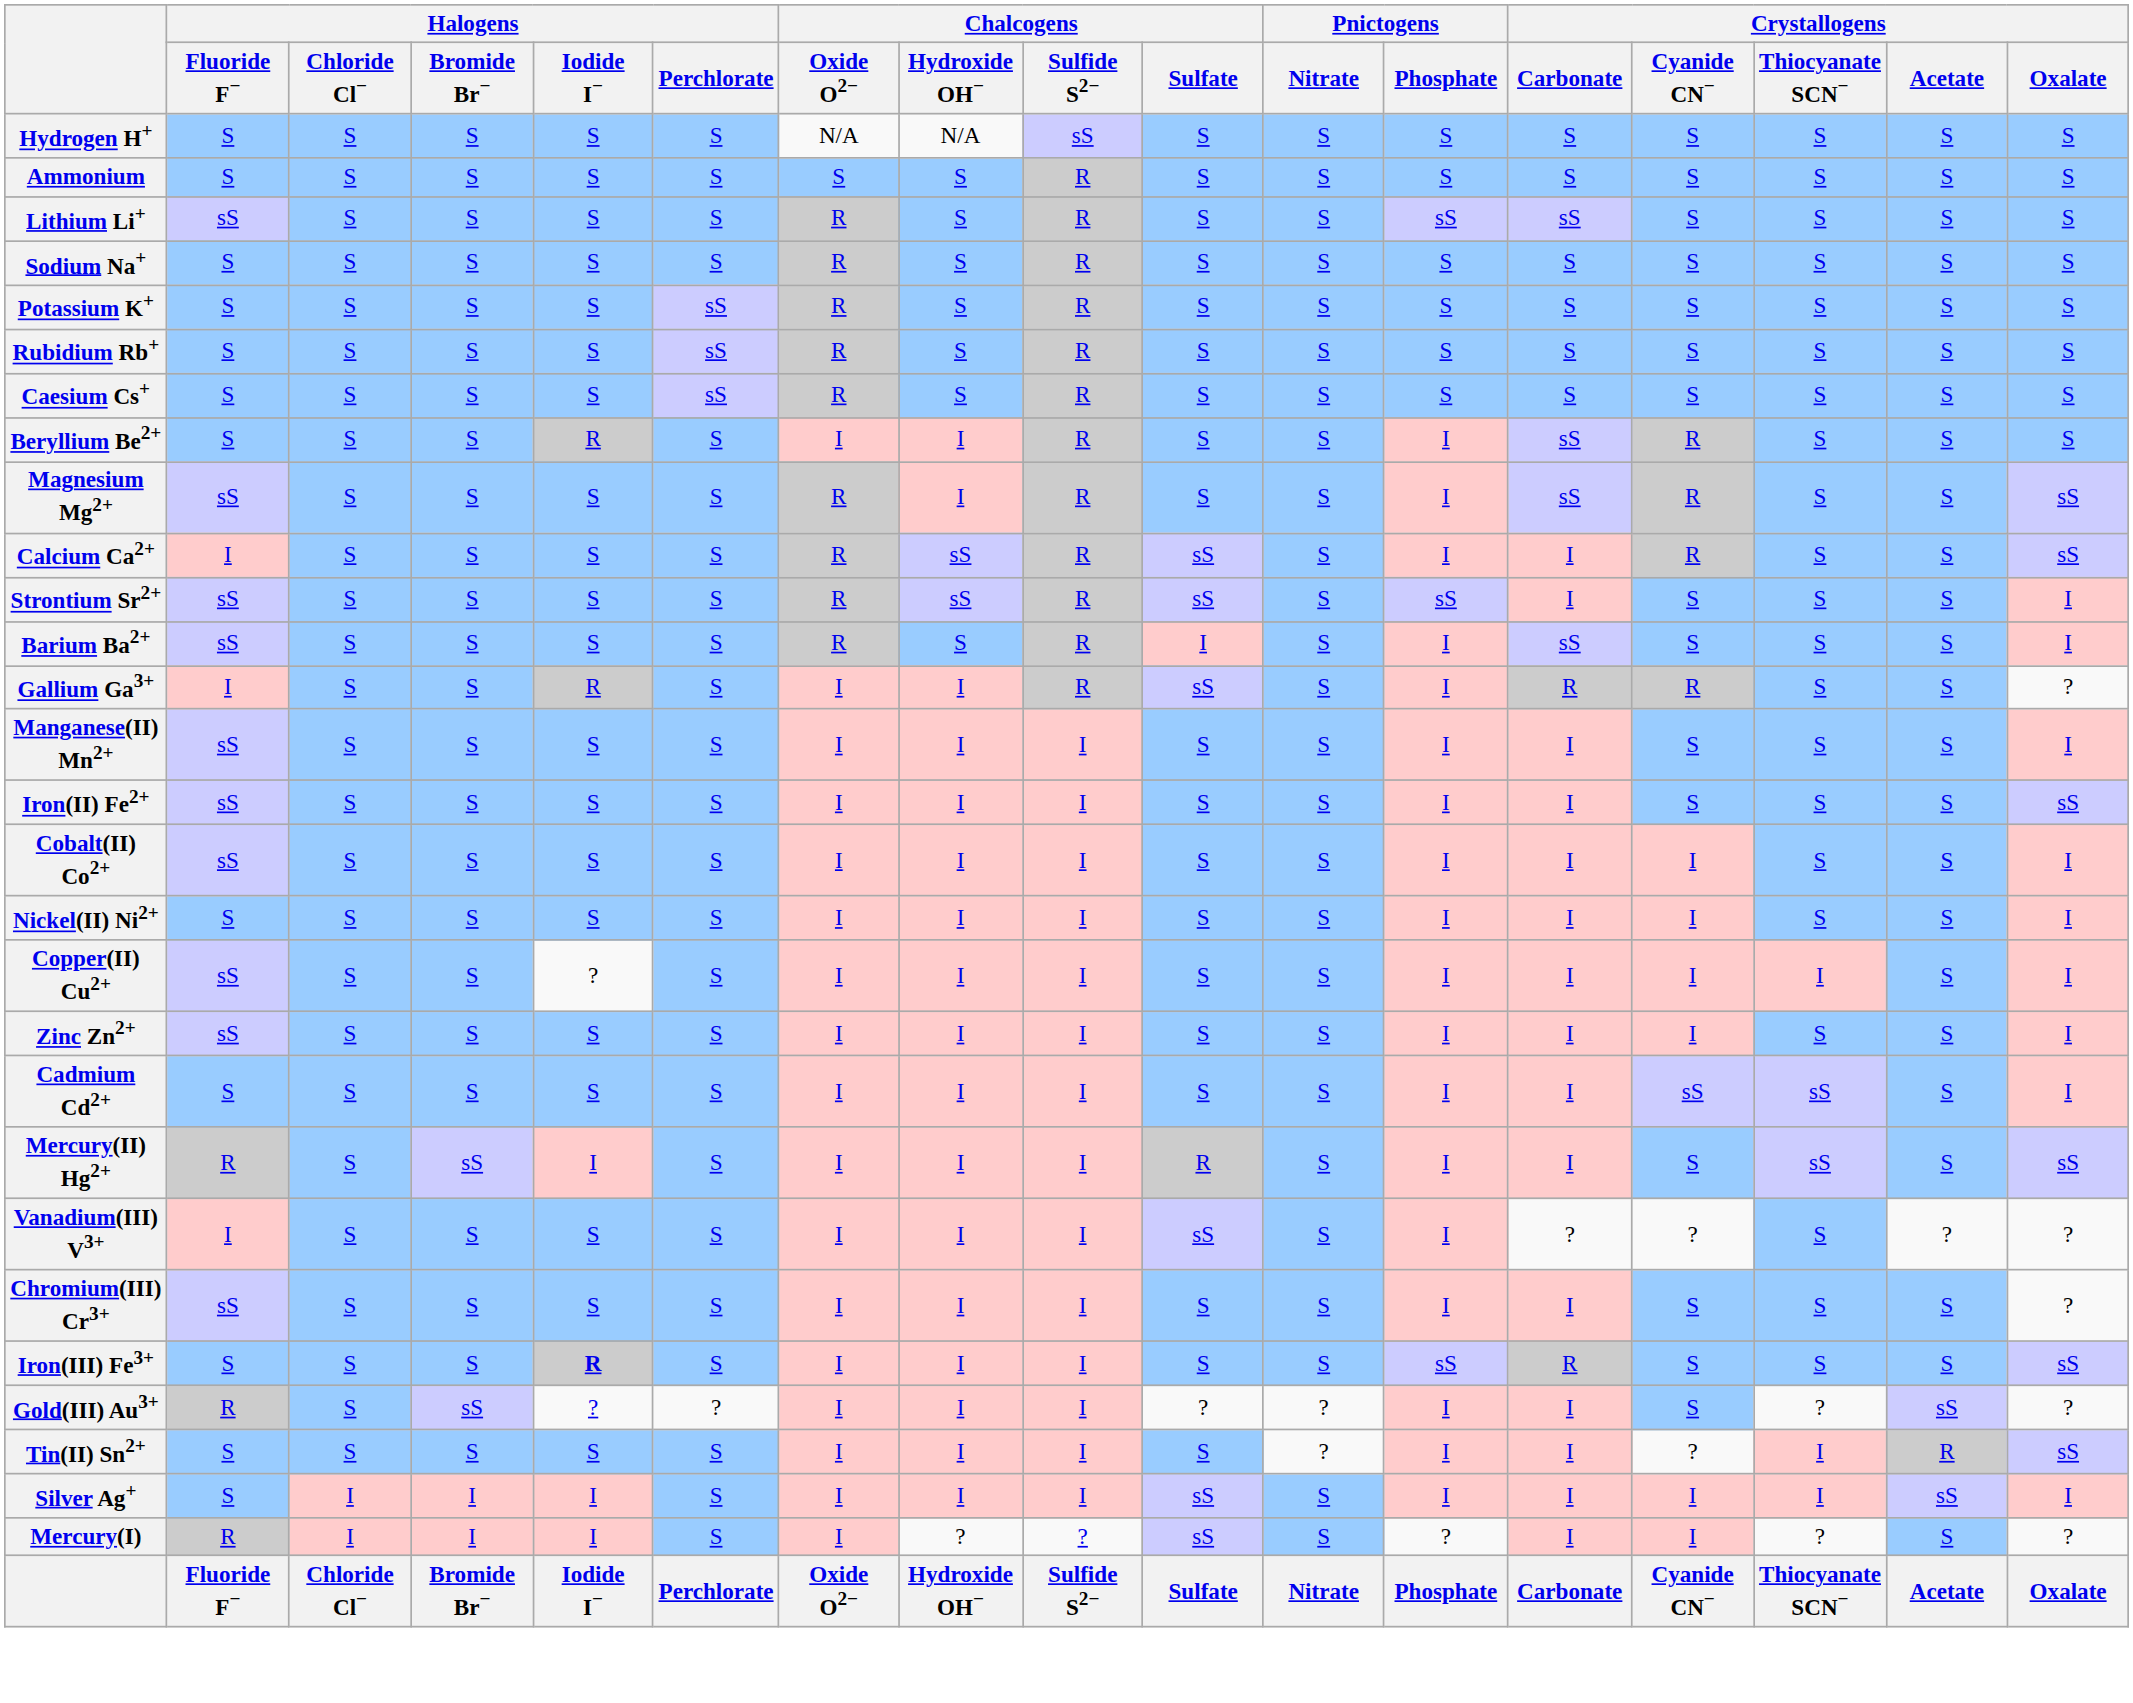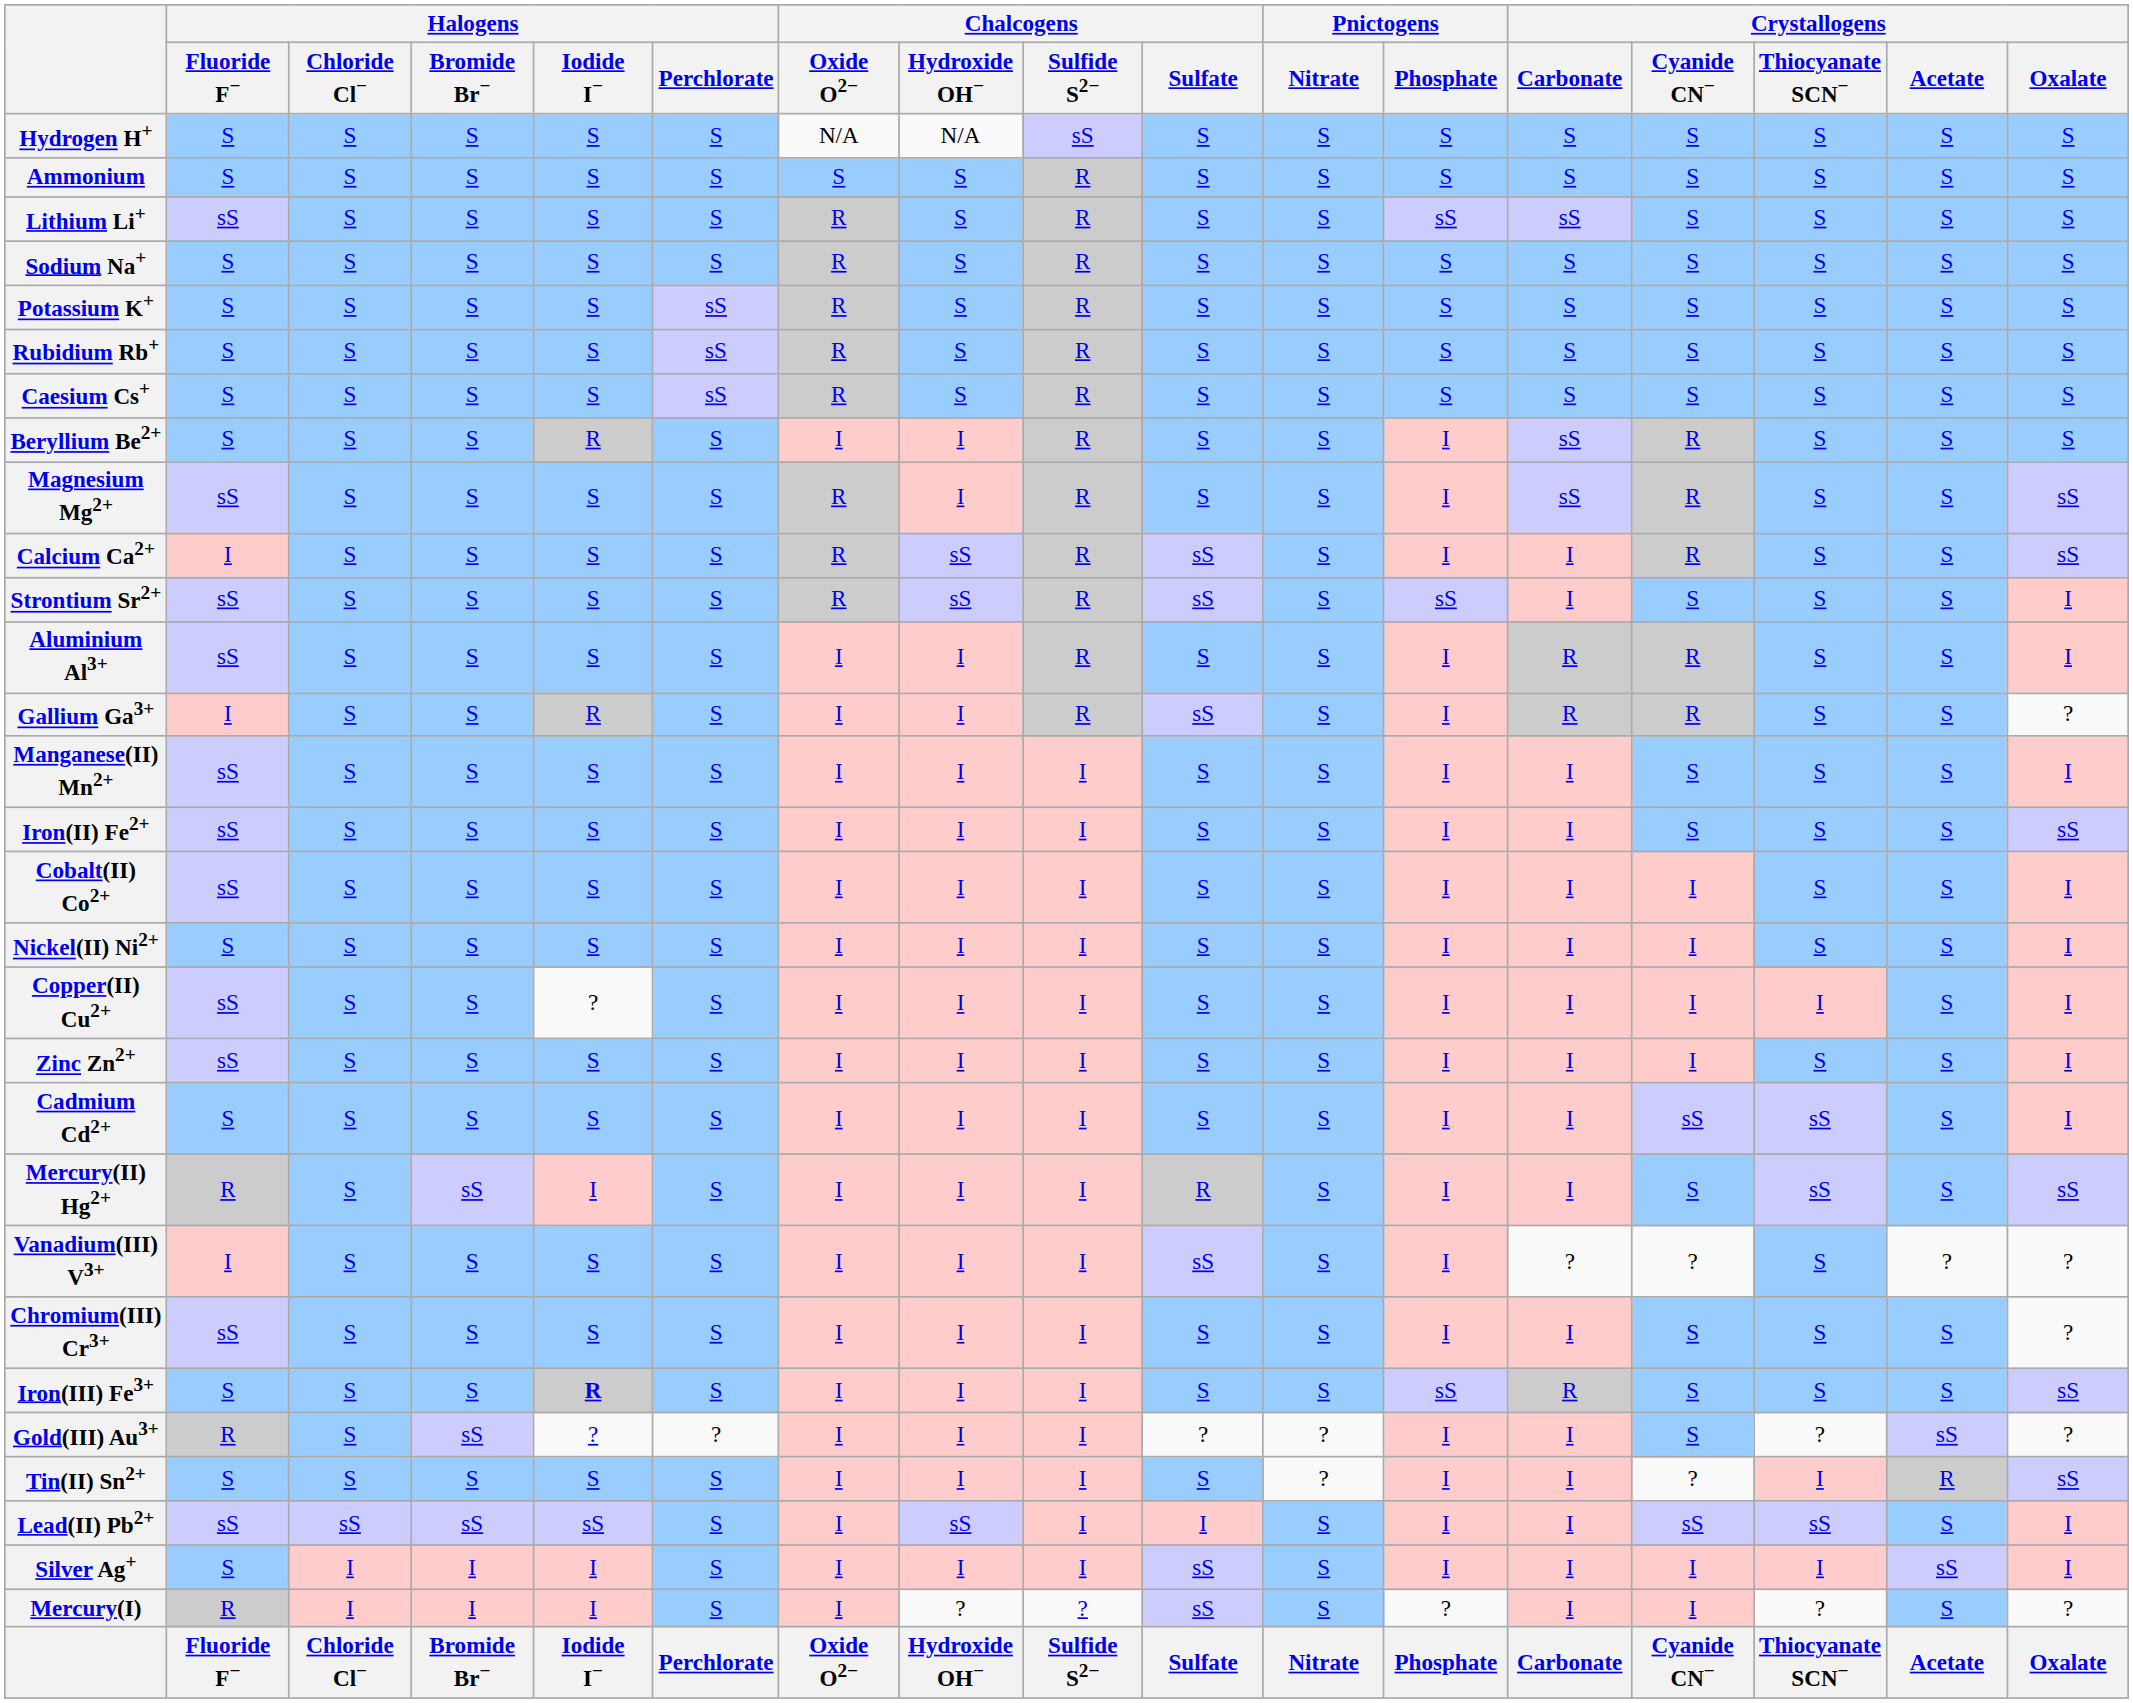- row: (86, 642)
+ row: (86, 656)
+ row: (86, 1522)
